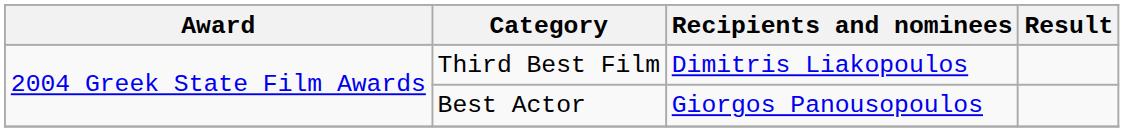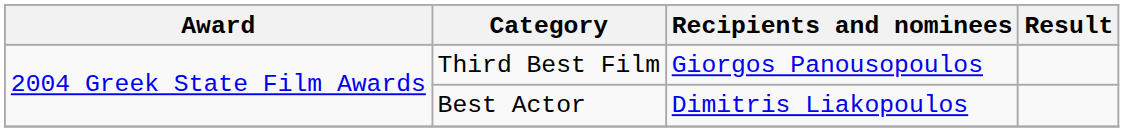(820, 65) Dimitris Liakopoulos -> (827, 65) Giorgos Panousopoulos
(827, 106) Giorgos Panousopoulos -> (820, 106) Dimitris Liakopoulos
